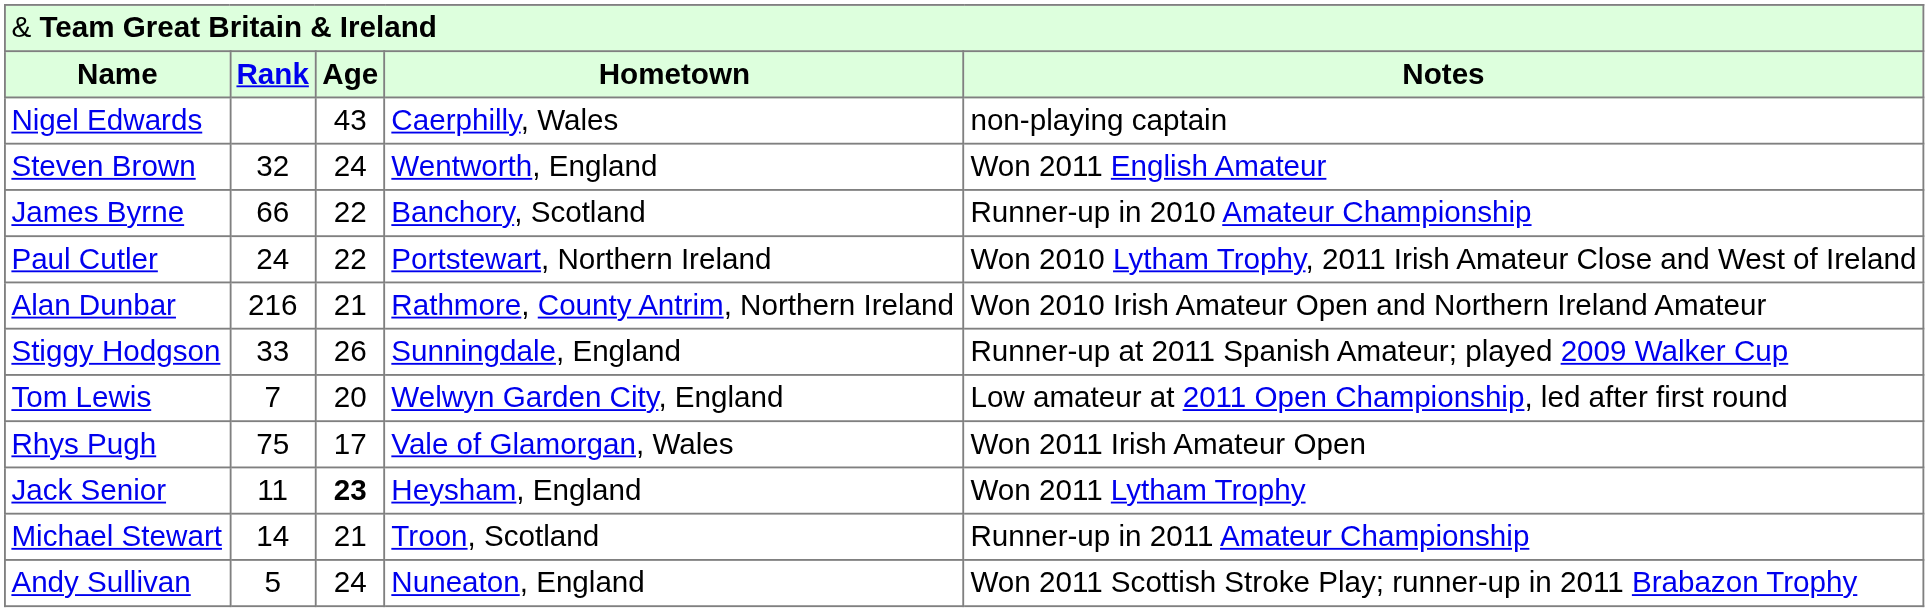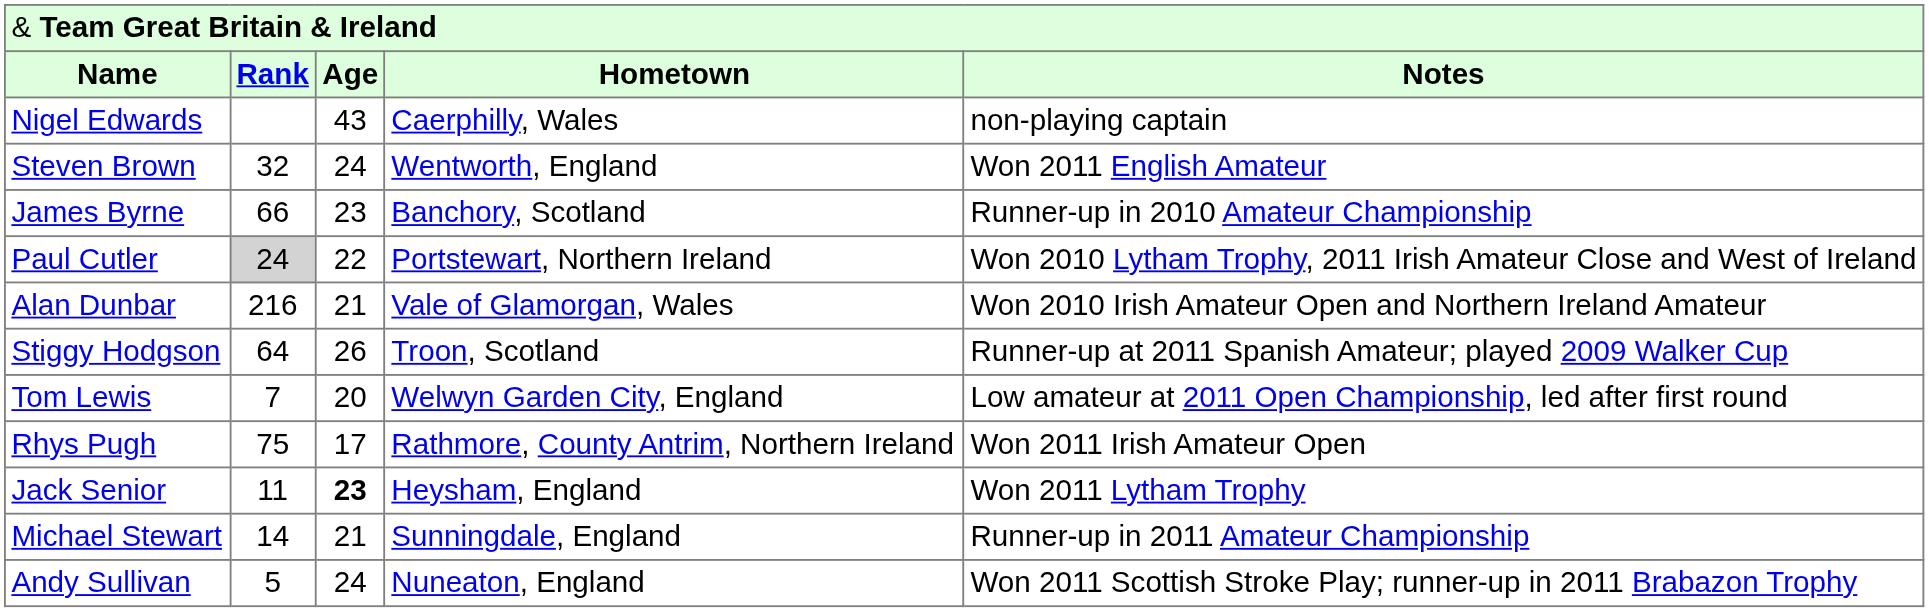(350, 212) 22 -> (350, 212) 23
(273, 258) no background -> (273, 258) lightgrey background
(673, 305) Rathmore, County Antrim, Northern Ireland -> (562, 305) Vale of Glamorgan, Wales
(273, 351) 33 -> (273, 351) 64
(536, 351) Sunningdale, England -> (495, 351) Troon, Scotland
(562, 443) Vale of Glamorgan, Wales -> (673, 443) Rathmore, County Antrim, Northern Ireland
(495, 536) Troon, Scotland -> (536, 536) Sunningdale, England
